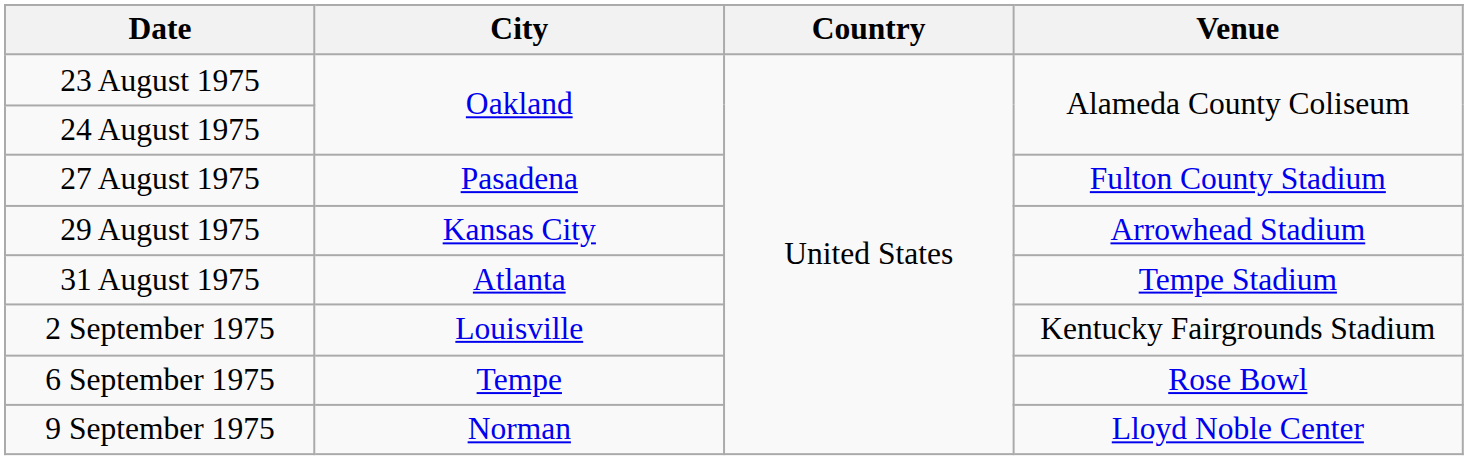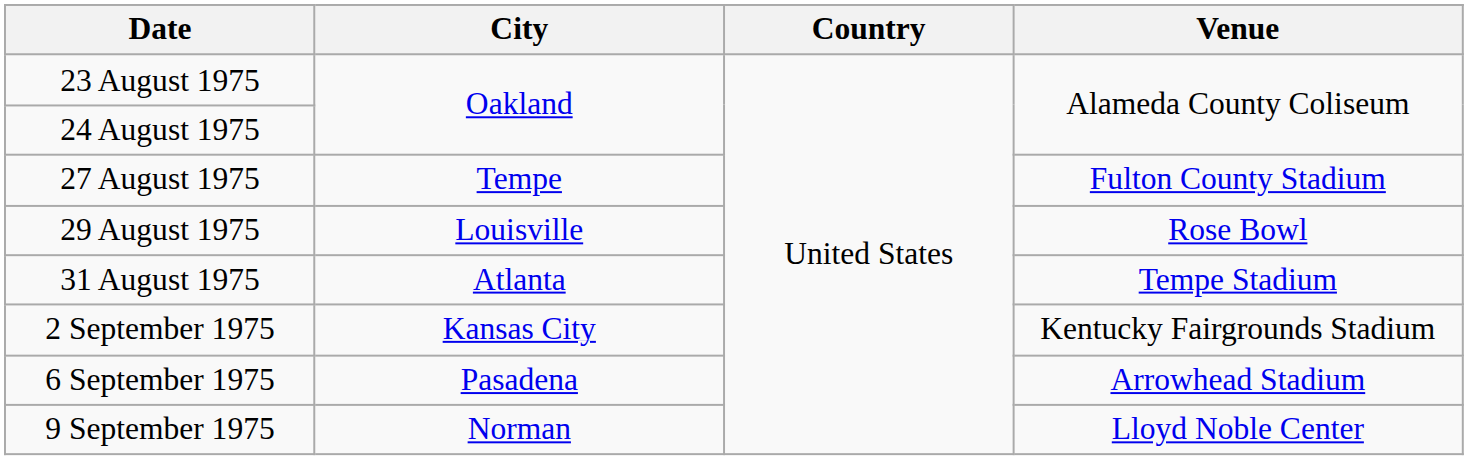(519, 179) Pasadena -> (519, 179) Tempe
(519, 229) Kansas City -> (519, 229) Louisville
(1238, 229) Arrowhead Stadium -> (1238, 229) Rose Bowl
(519, 329) Louisville -> (519, 329) Kansas City
(519, 379) Tempe -> (519, 379) Pasadena
(1238, 379) Rose Bowl -> (1238, 379) Arrowhead Stadium
